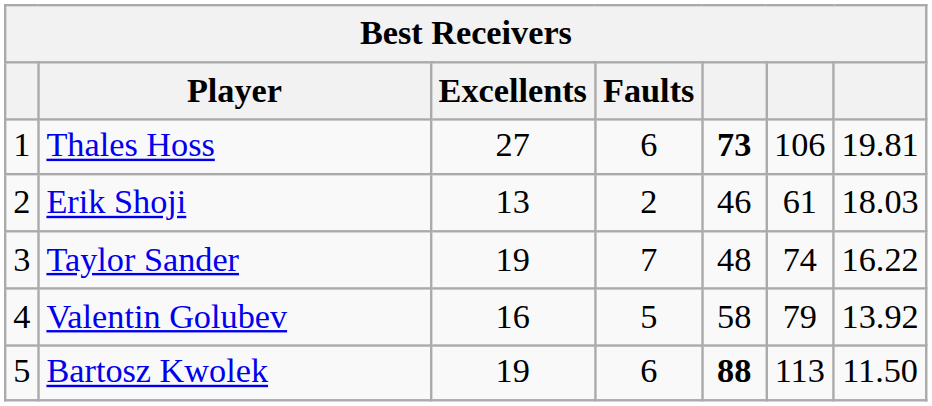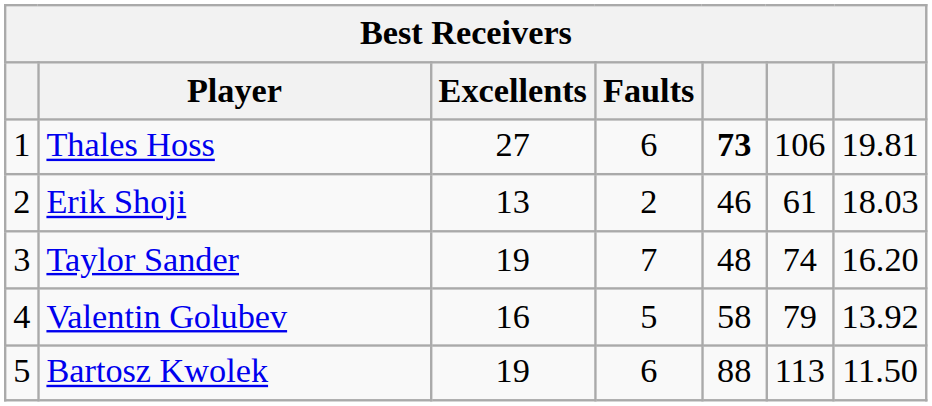(880, 259) 16.22 -> (880, 259) 16.20
(734, 372) bold -> (734, 372) normal
